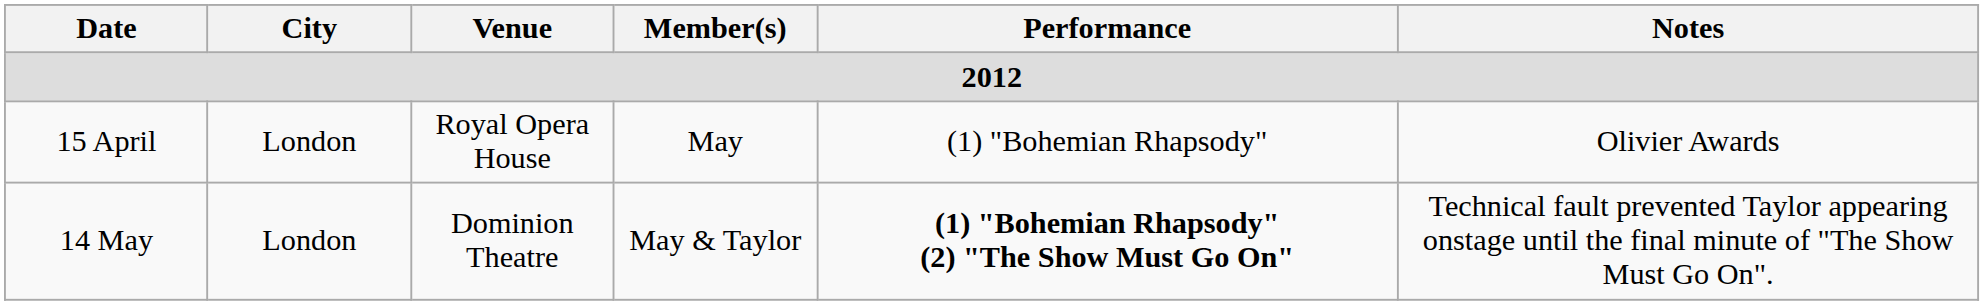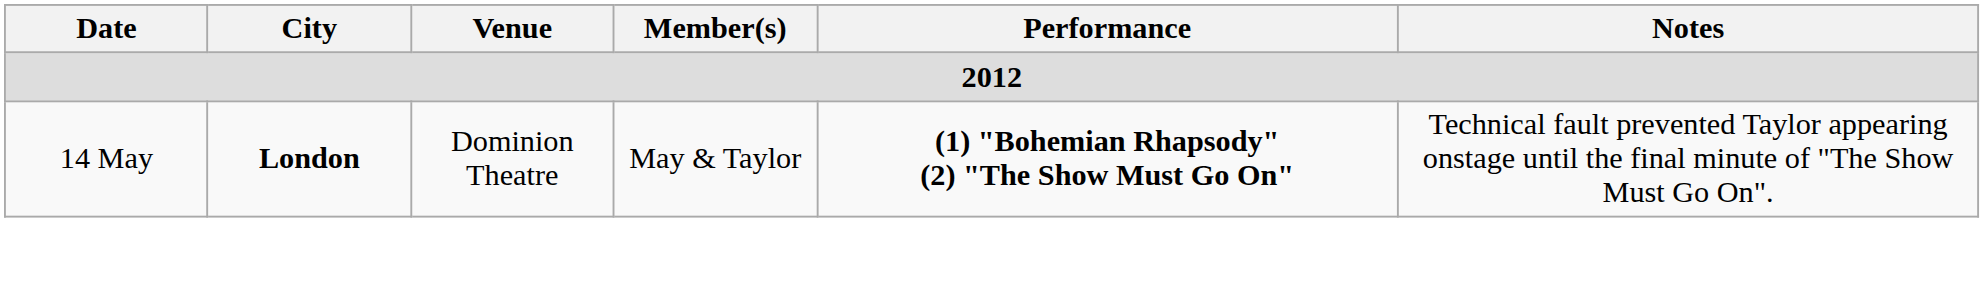- row: (106, 141)
(309, 240) normal -> (309, 158) bold
